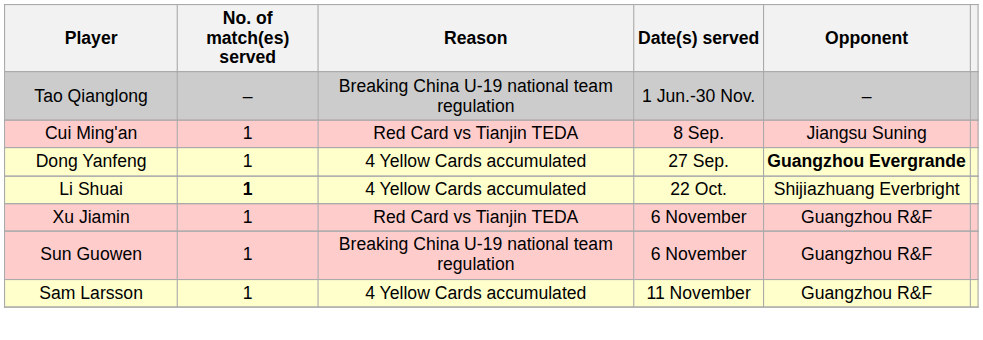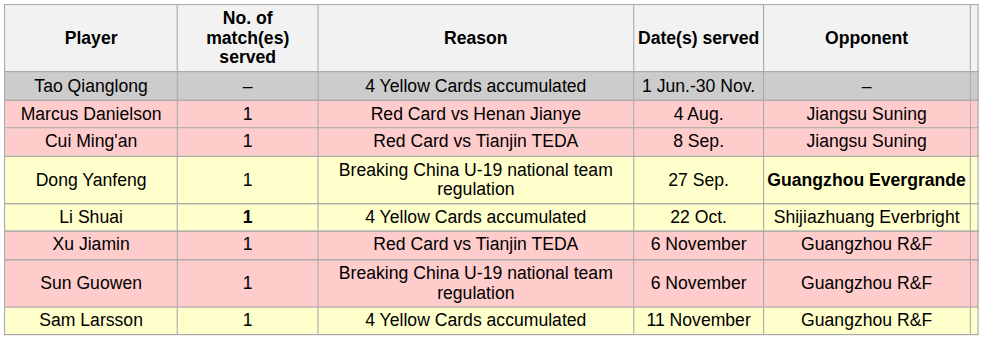(476, 95) Breaking China U-19 national team regulation -> (476, 85) 4 Yellow Cards accumulated
+ row: (91, 113)
(476, 161) 4 Yellow Cards accumulated -> (476, 179) Breaking China U-19 national team regulation
